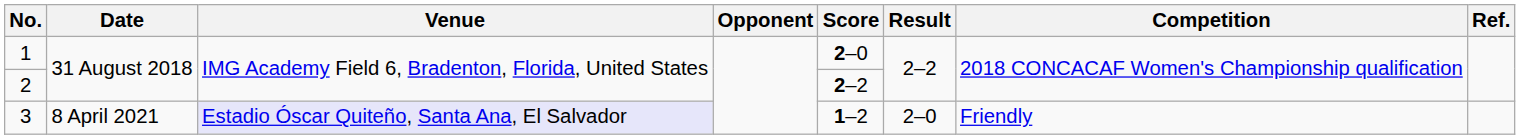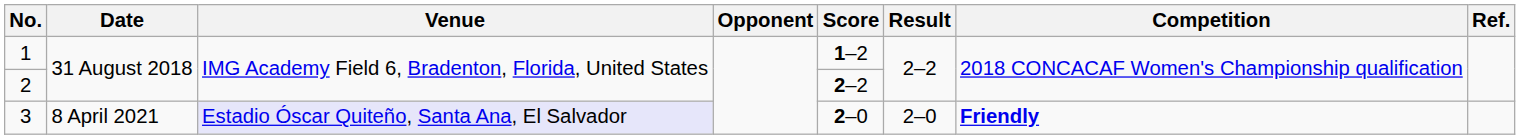(851, 52) 2–0 -> (851, 52) 1–2
(851, 117) 1–2 -> (851, 117) 2–0
(996, 117) normal -> (1000, 117) bold
